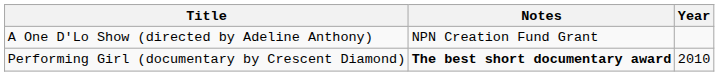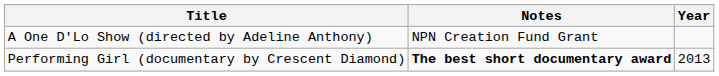(694, 60) 2010 -> (694, 60) 2013
